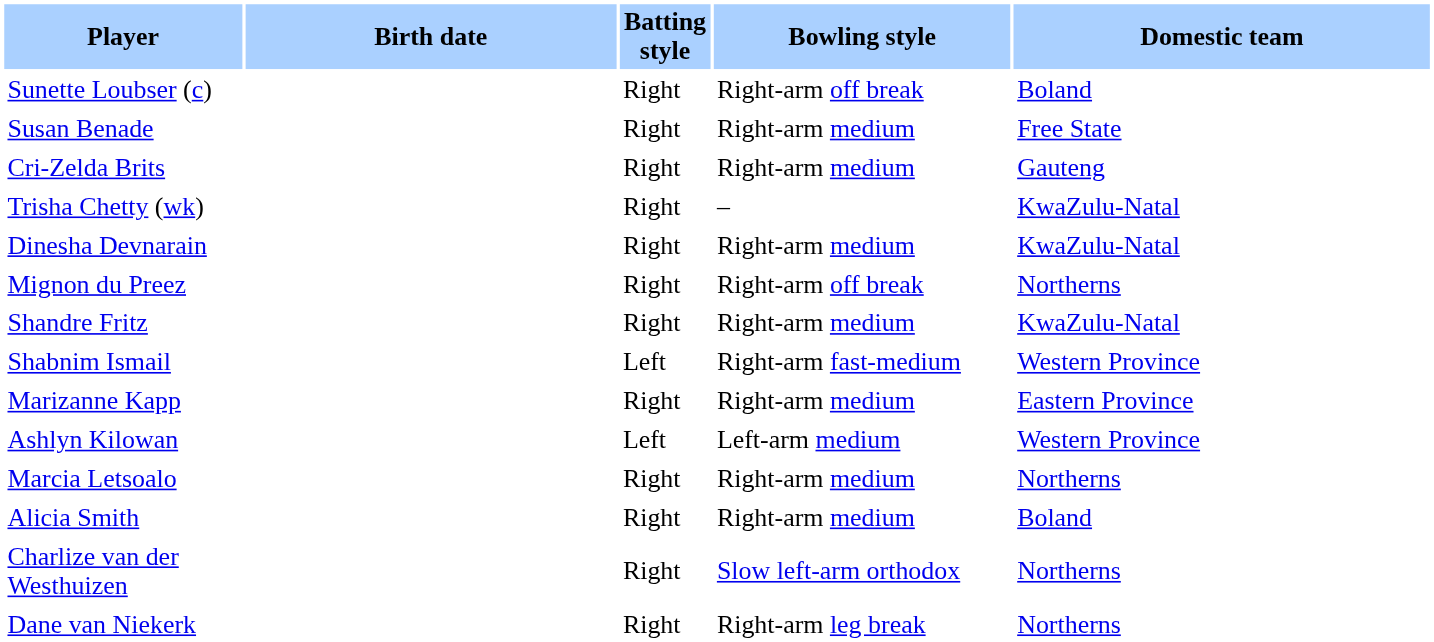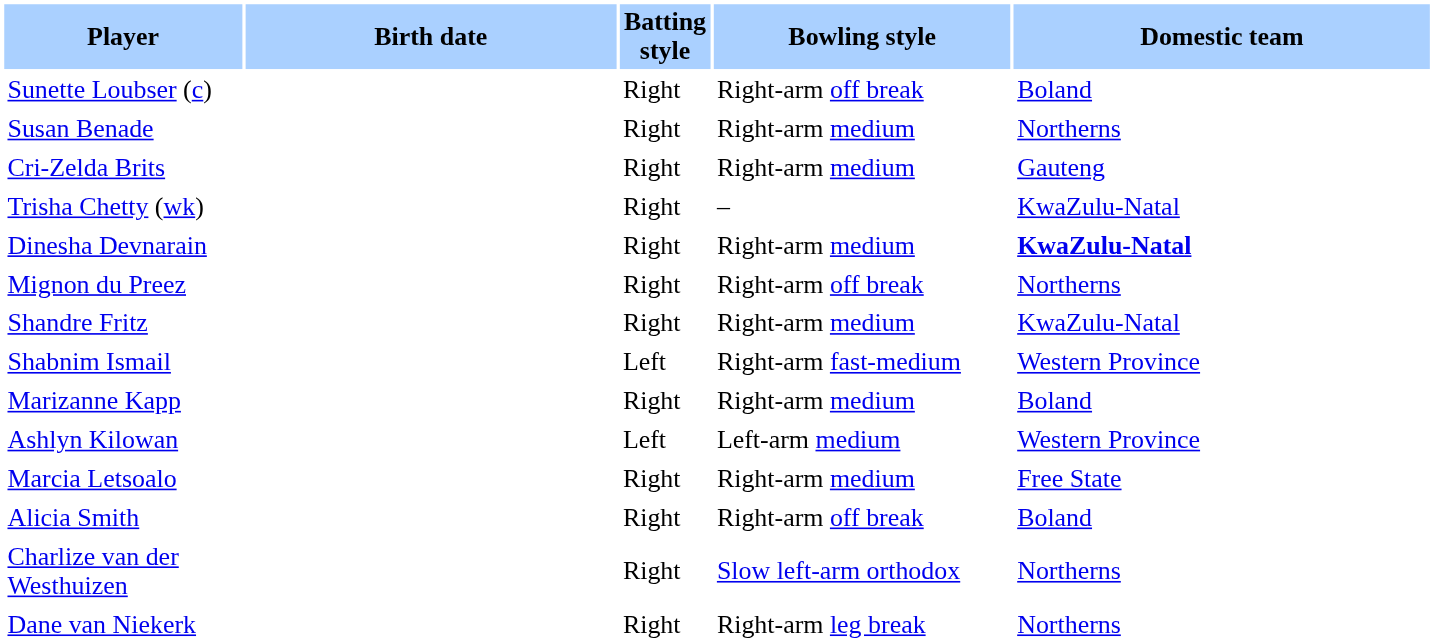(1069, 128) Free State -> (1069, 128) Northerns
(1098, 245) normal -> (1104, 245) bold
(1105, 400) Eastern Province -> (1055, 400) Boland
(1069, 478) Northerns -> (1069, 478) Free State
(816, 517) Right-arm medium -> (820, 517) Right-arm off break
